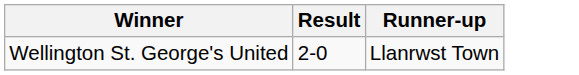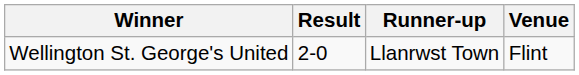+ column: (539, 20)
